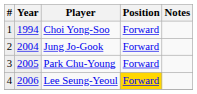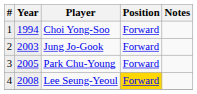(28, 47) 2004 -> (28, 47) 2003
(28, 81) 2006 -> (28, 81) 2008
